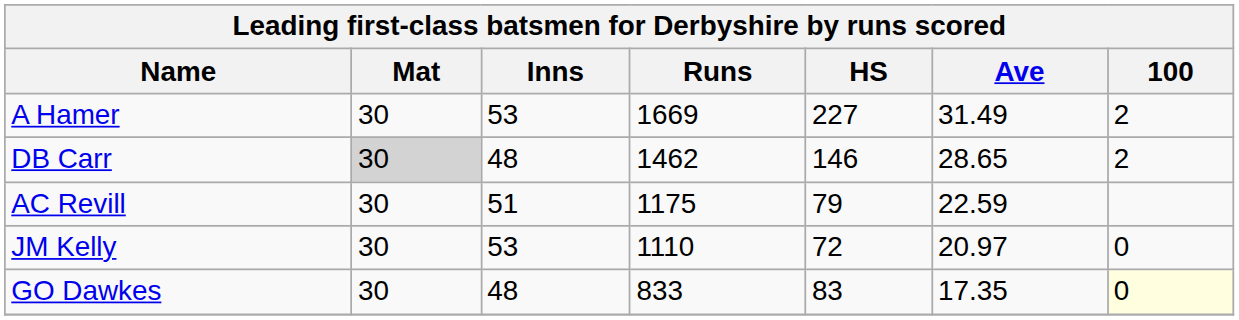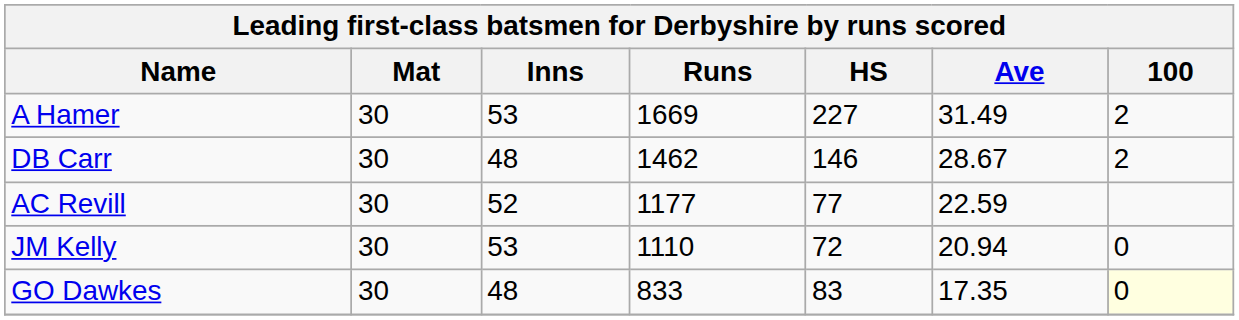(373, 159) lightgrey background -> (373, 159) no background
(973, 159) 28.65 -> (973, 159) 28.67
(503, 203) 51 -> (503, 203) 52
(666, 203) 1175 -> (666, 203) 1177
(827, 203) 79 -> (827, 203) 77
(973, 247) 20.97 -> (973, 247) 20.94
